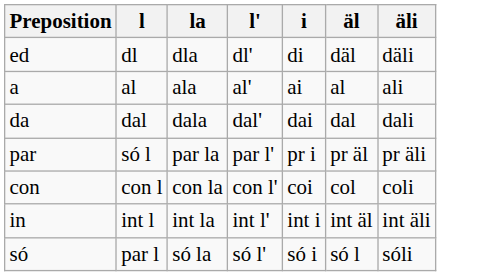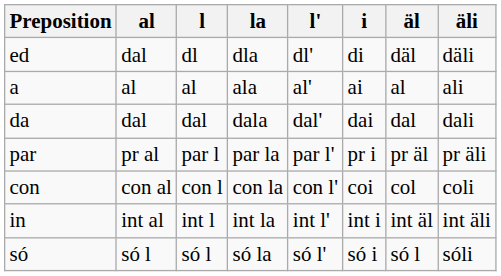+ column: (147, 21)
(136, 154) só l -> (200, 154) par l
(140, 253) par l -> (196, 253) só l
